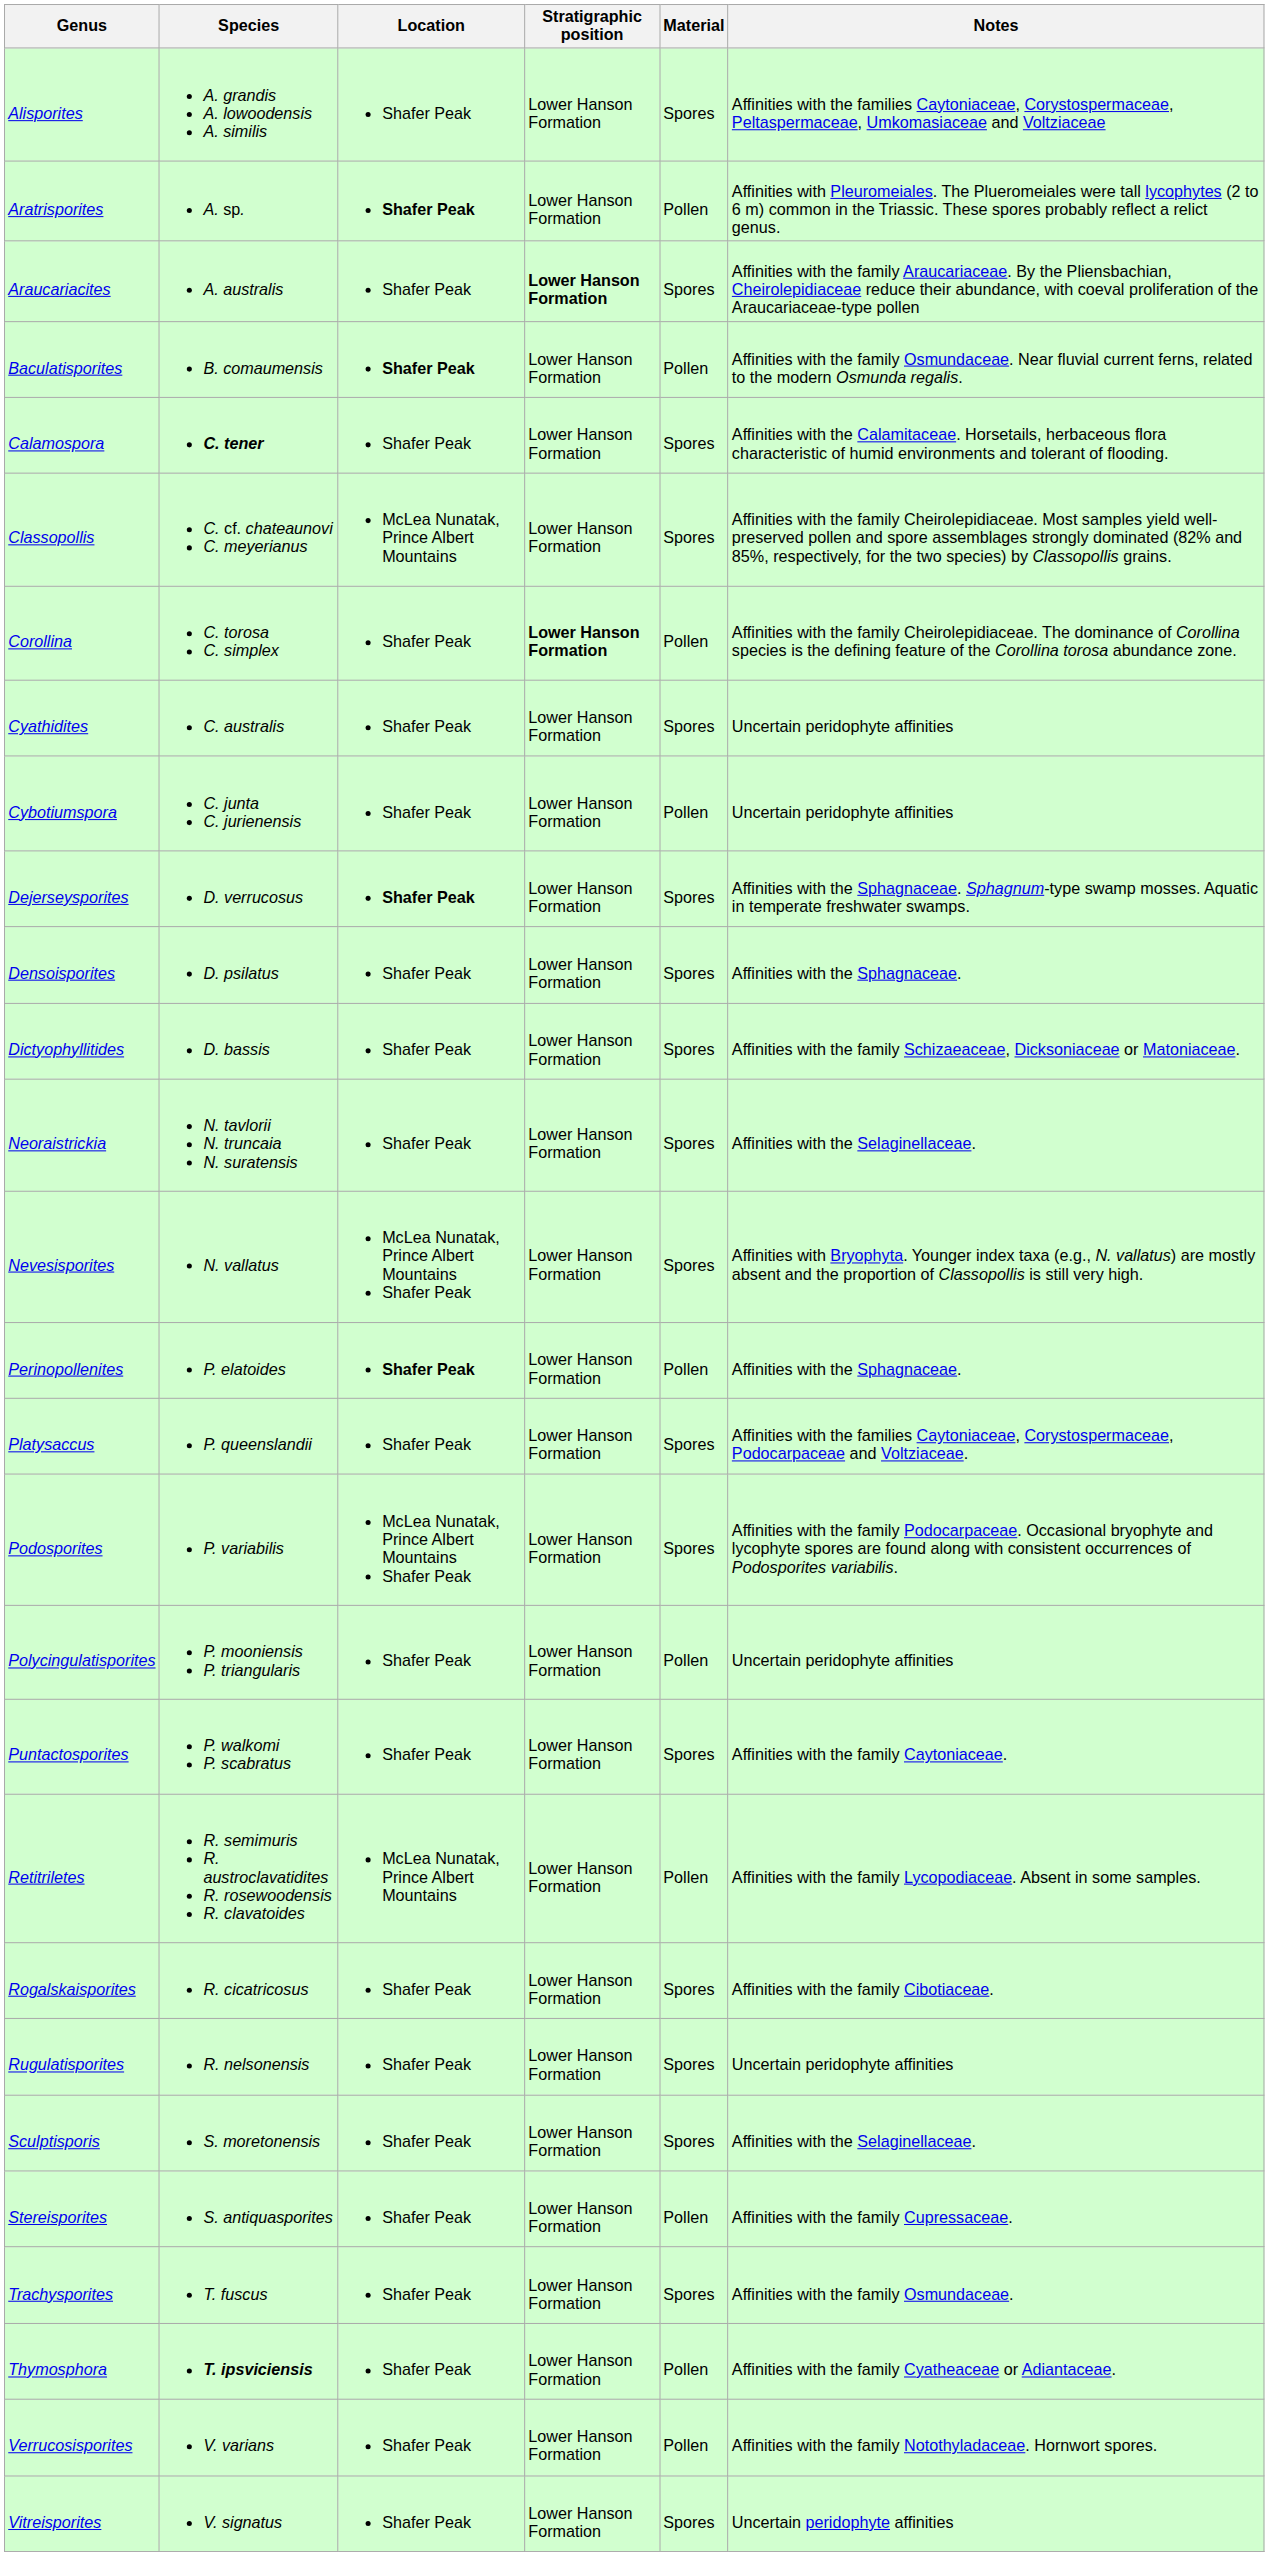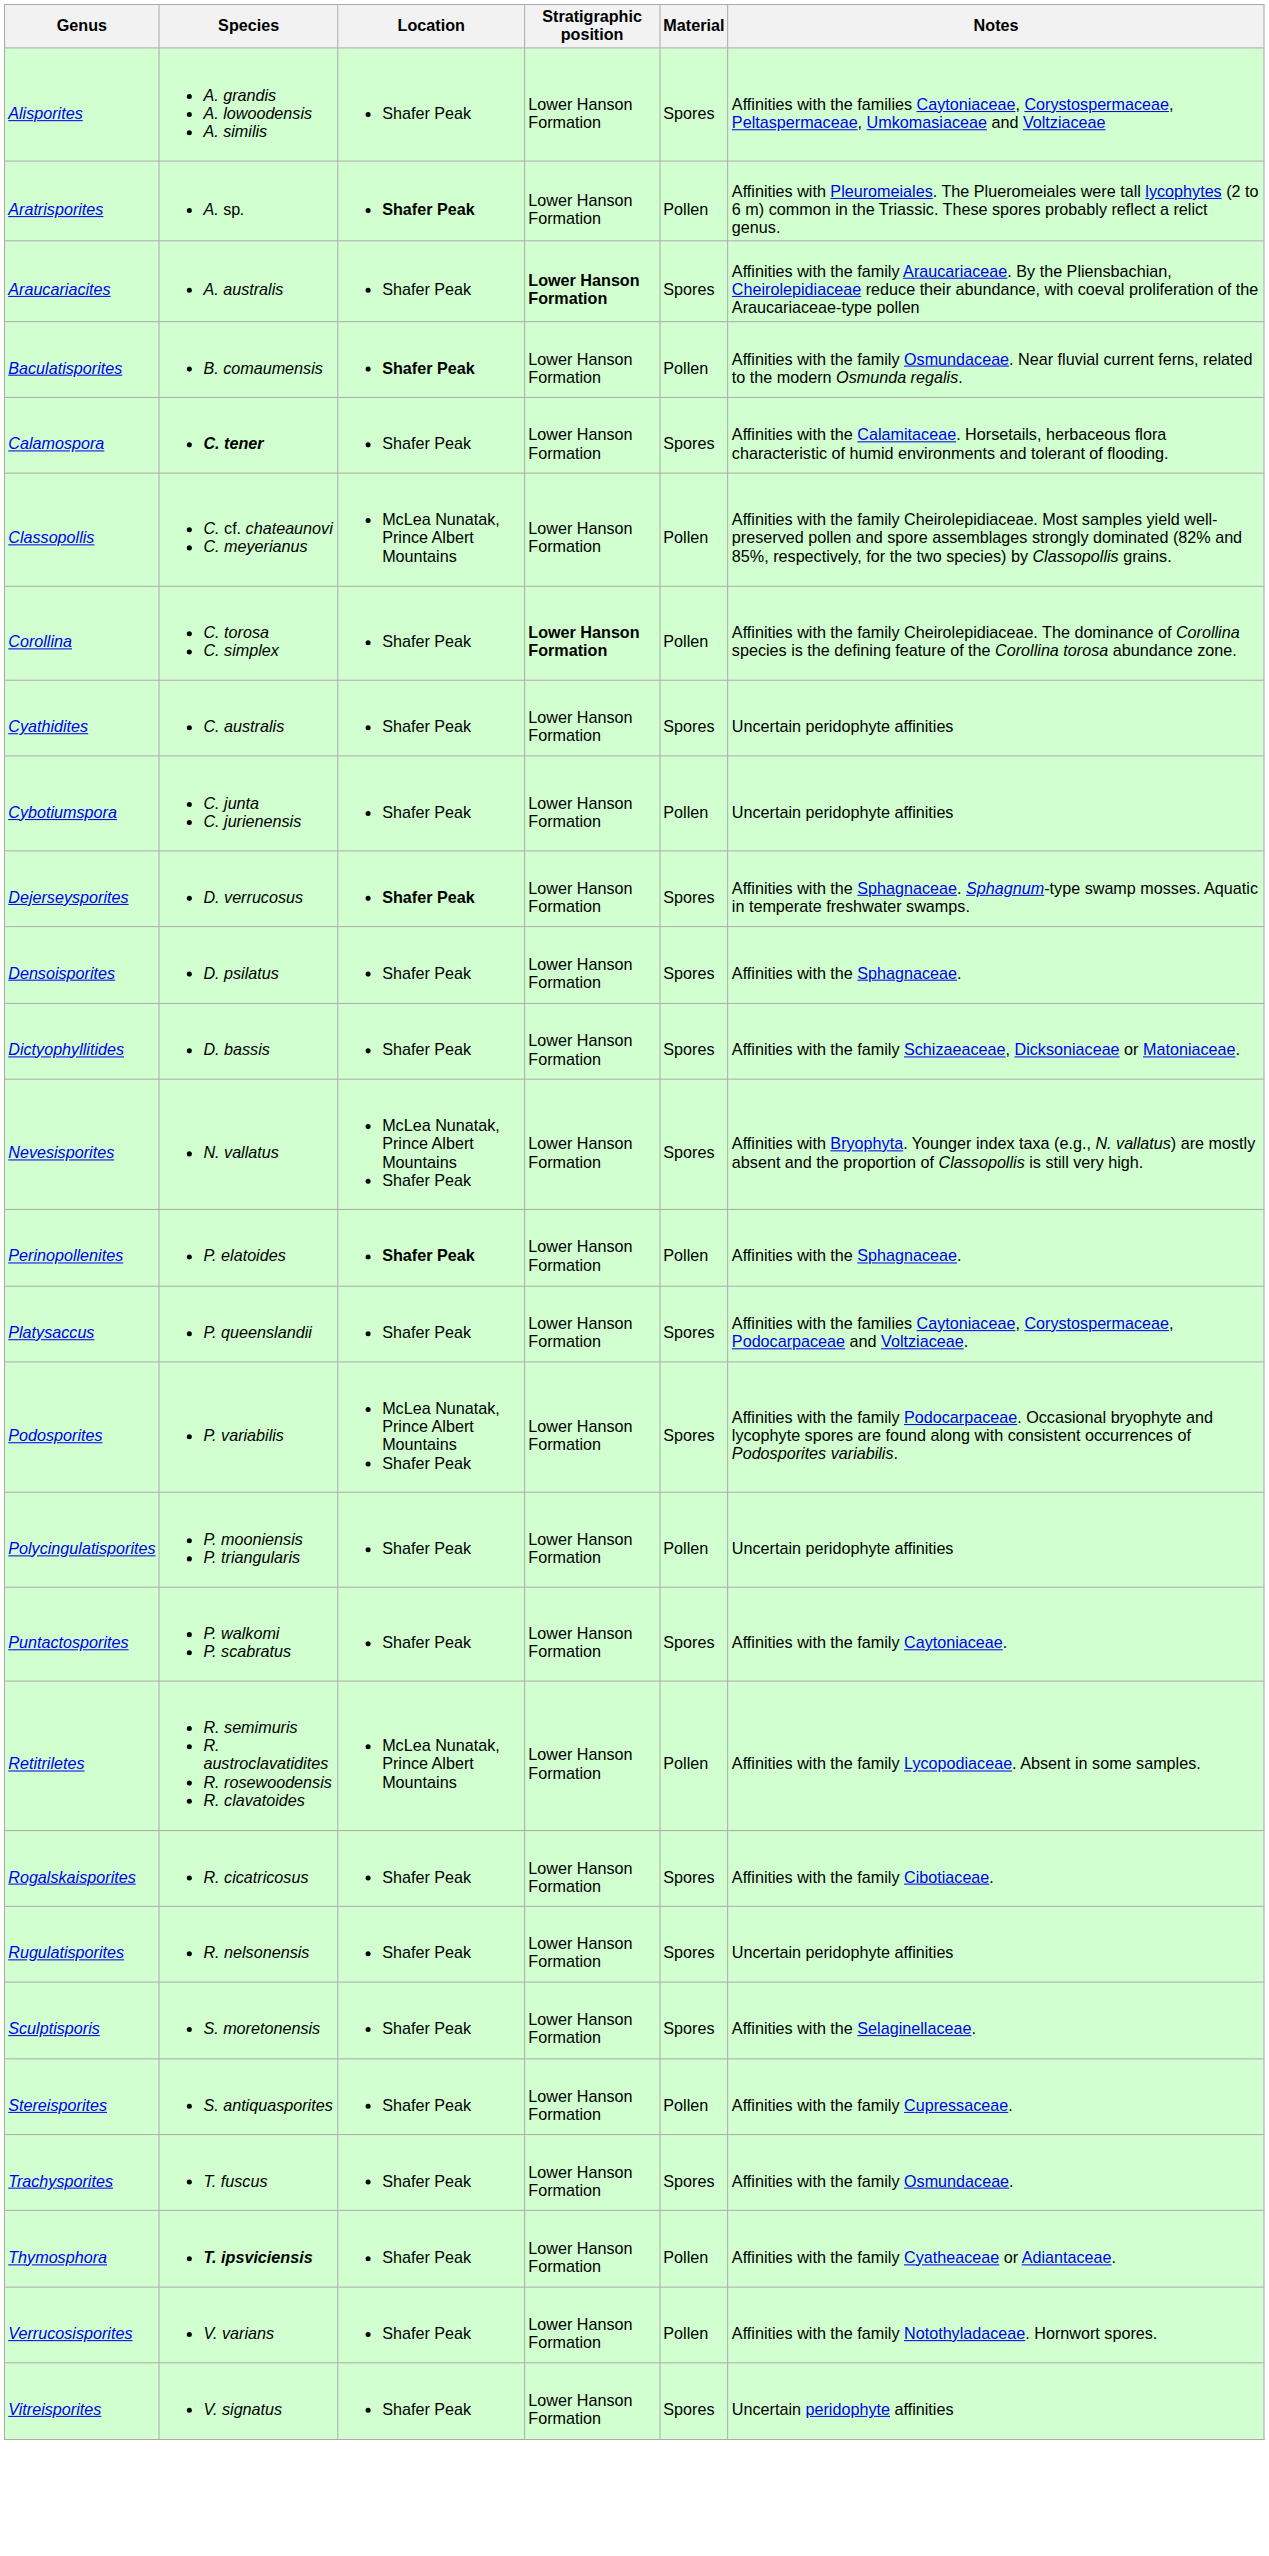(689, 538) Spores -> (686, 538) Pollen
- row: (57, 1144)
